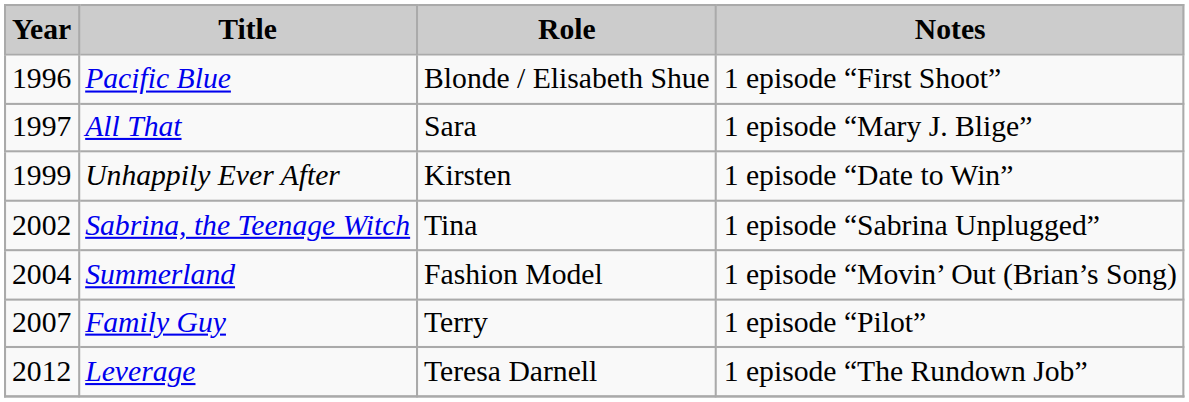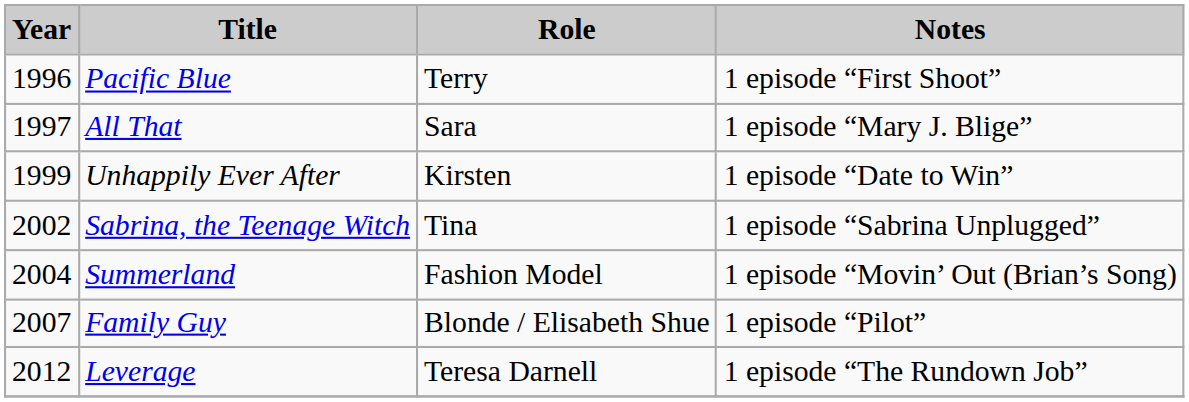(567, 78) Blonde / Elisabeth Shue -> (456, 78) Terry
(456, 322) Terry -> (567, 322) Blonde / Elisabeth Shue
